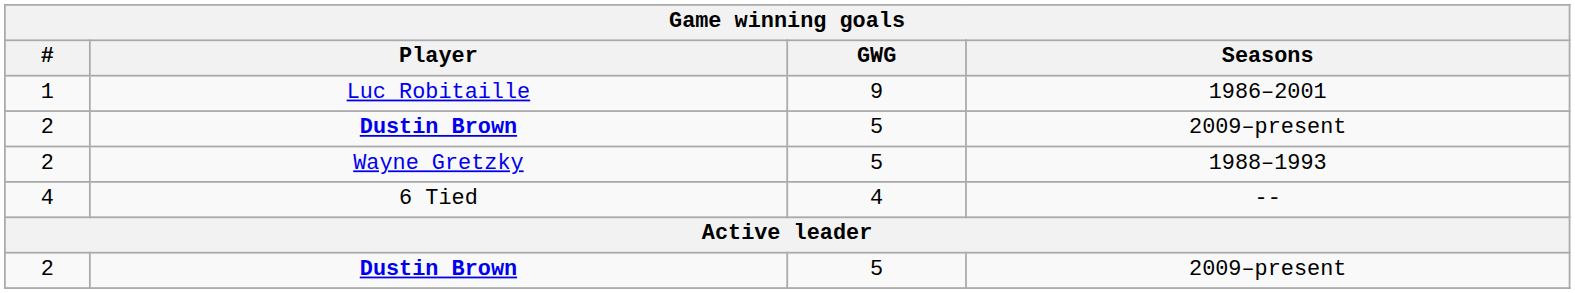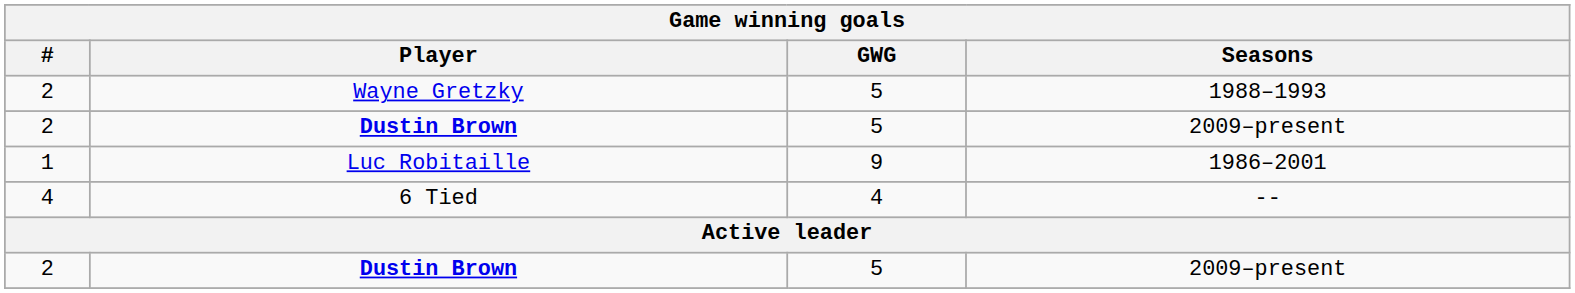rows swapped: (438, 93) <-> (438, 164)
